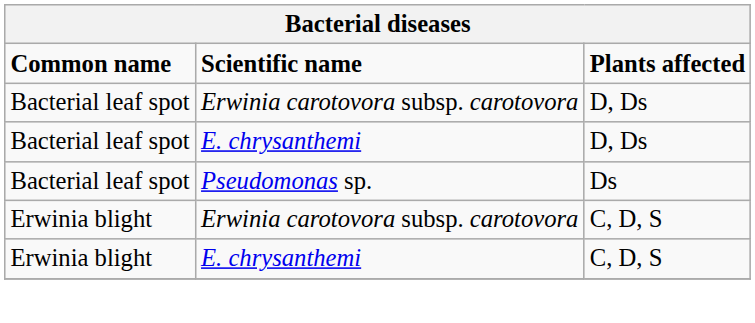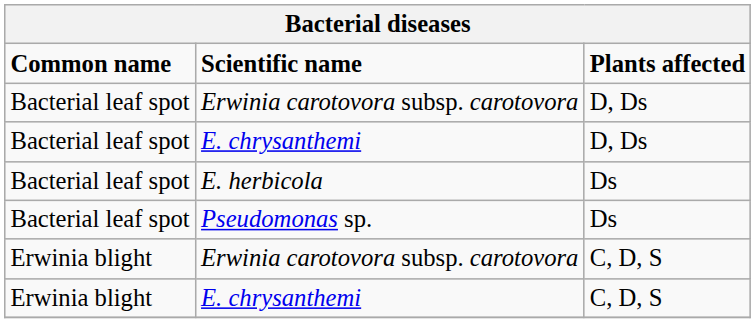+ row: (262, 180)
